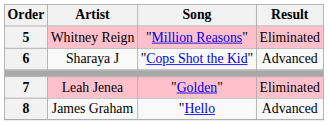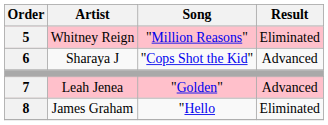(290, 87) Eliminated -> (290, 87) Advanced
(290, 109) Advanced -> (290, 109) Eliminated
